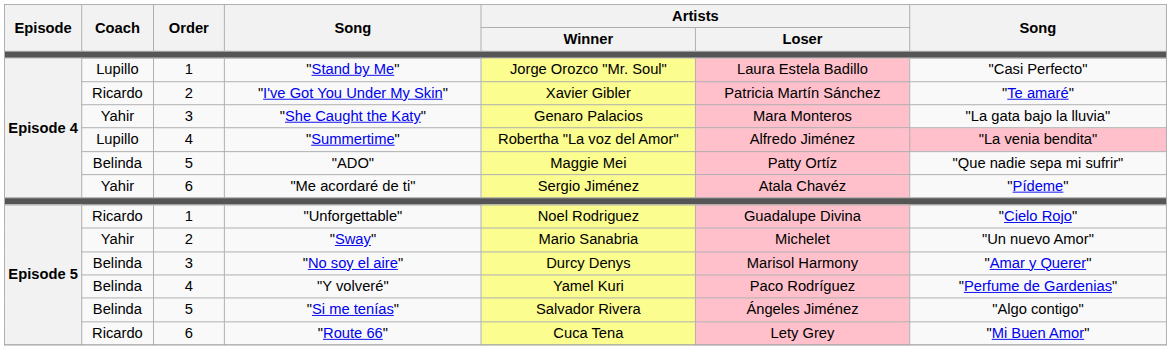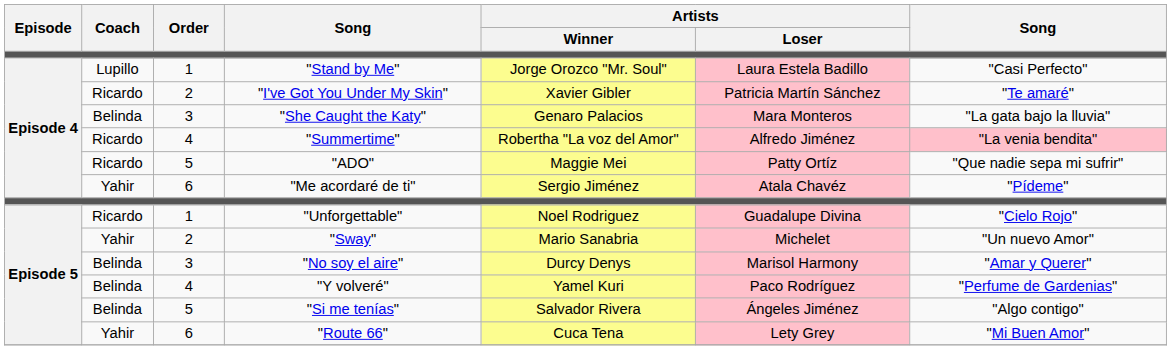(117, 116) Yahir -> (117, 116) Belinda
(117, 139) Lupillo -> (117, 139) Ricardo
(117, 163) Belinda -> (117, 163) Ricardo
(117, 333) Ricardo -> (117, 333) Yahir
